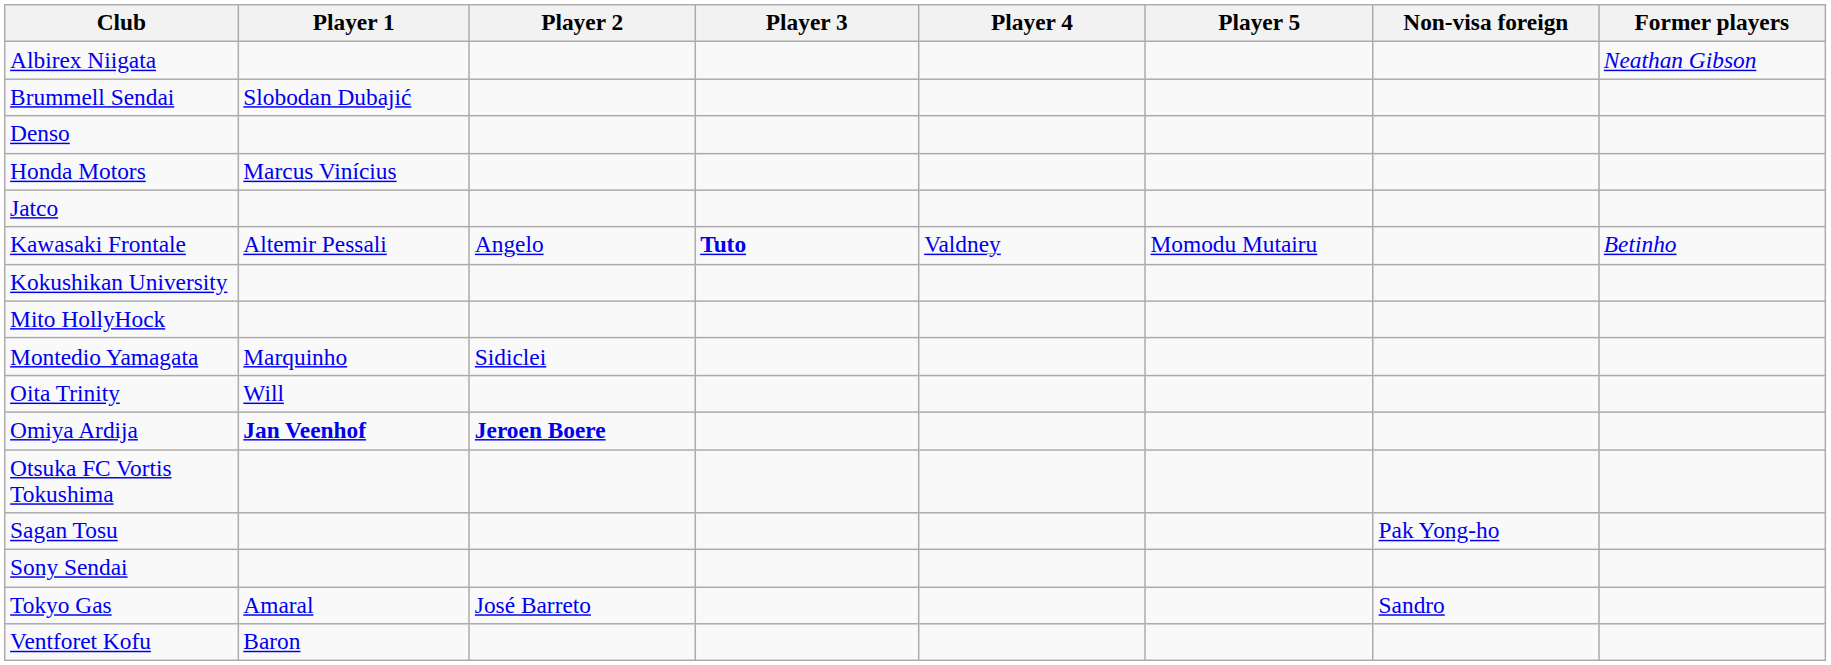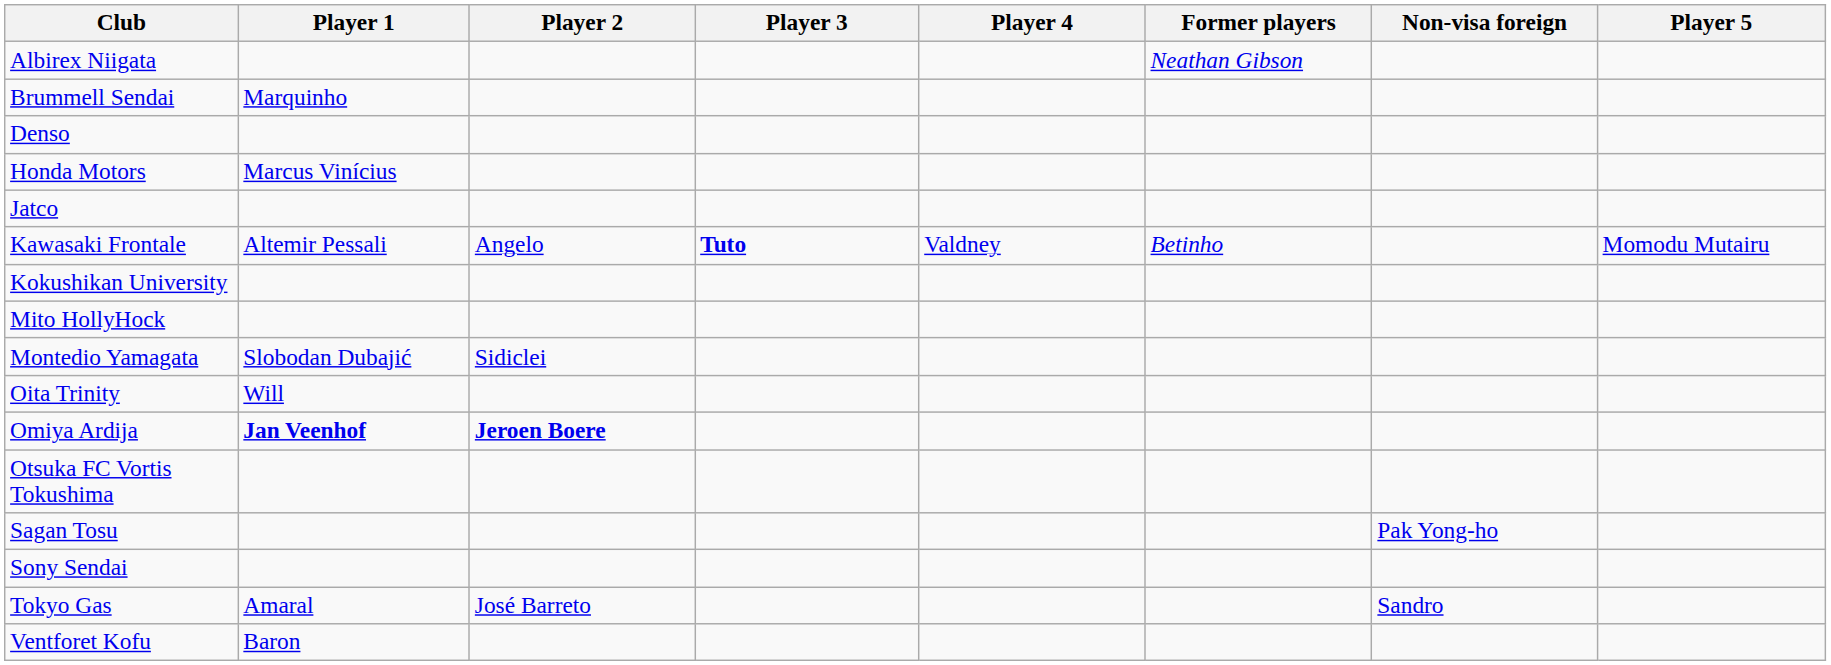columns swapped: (1259, 23) <-> (1712, 23)
(327, 97) Slobodan Dubajić -> (295, 97) Marquinho
(295, 356) Marquinho -> (327, 356) Slobodan Dubajić
